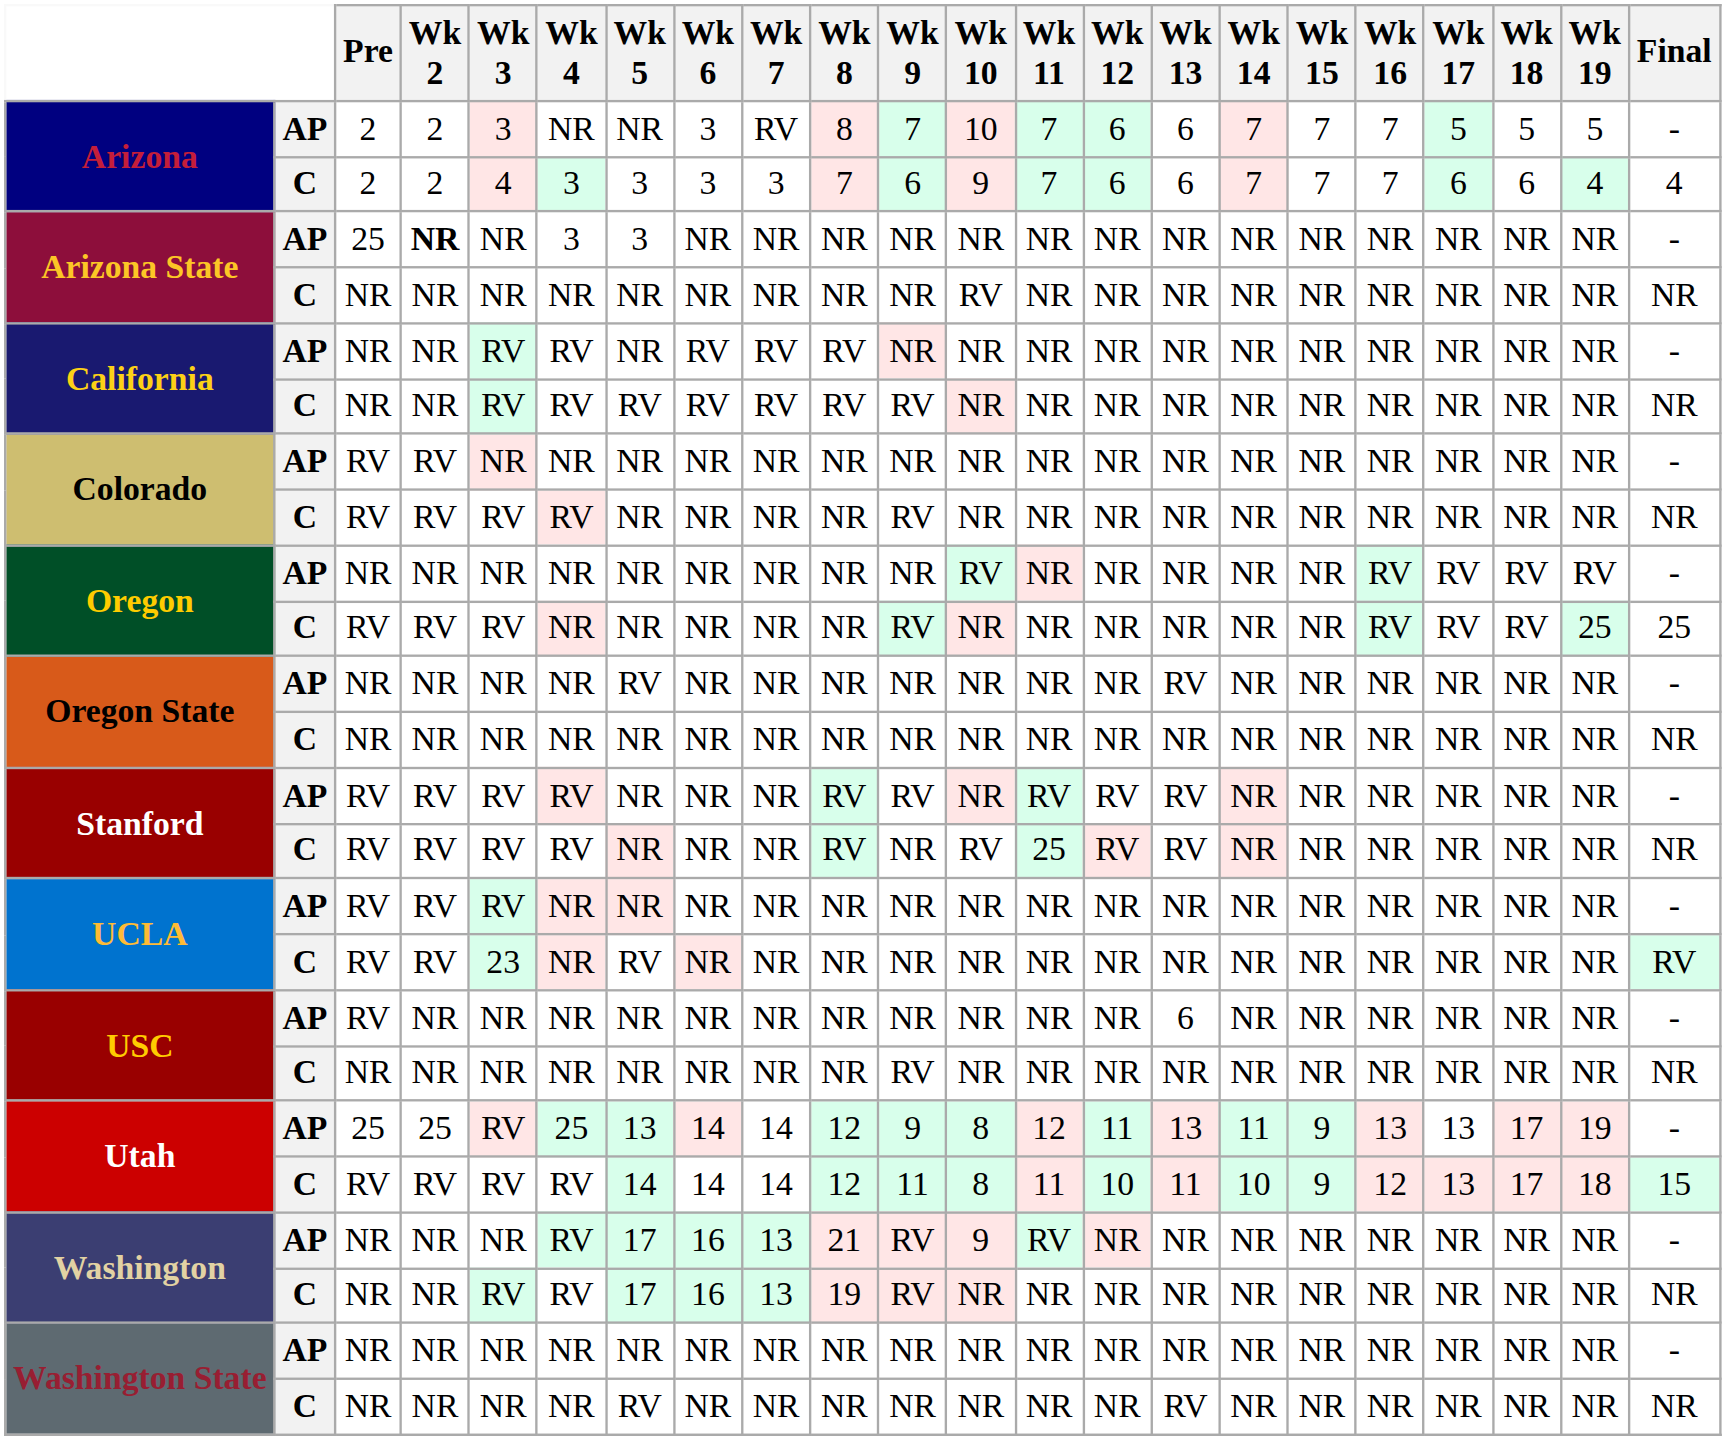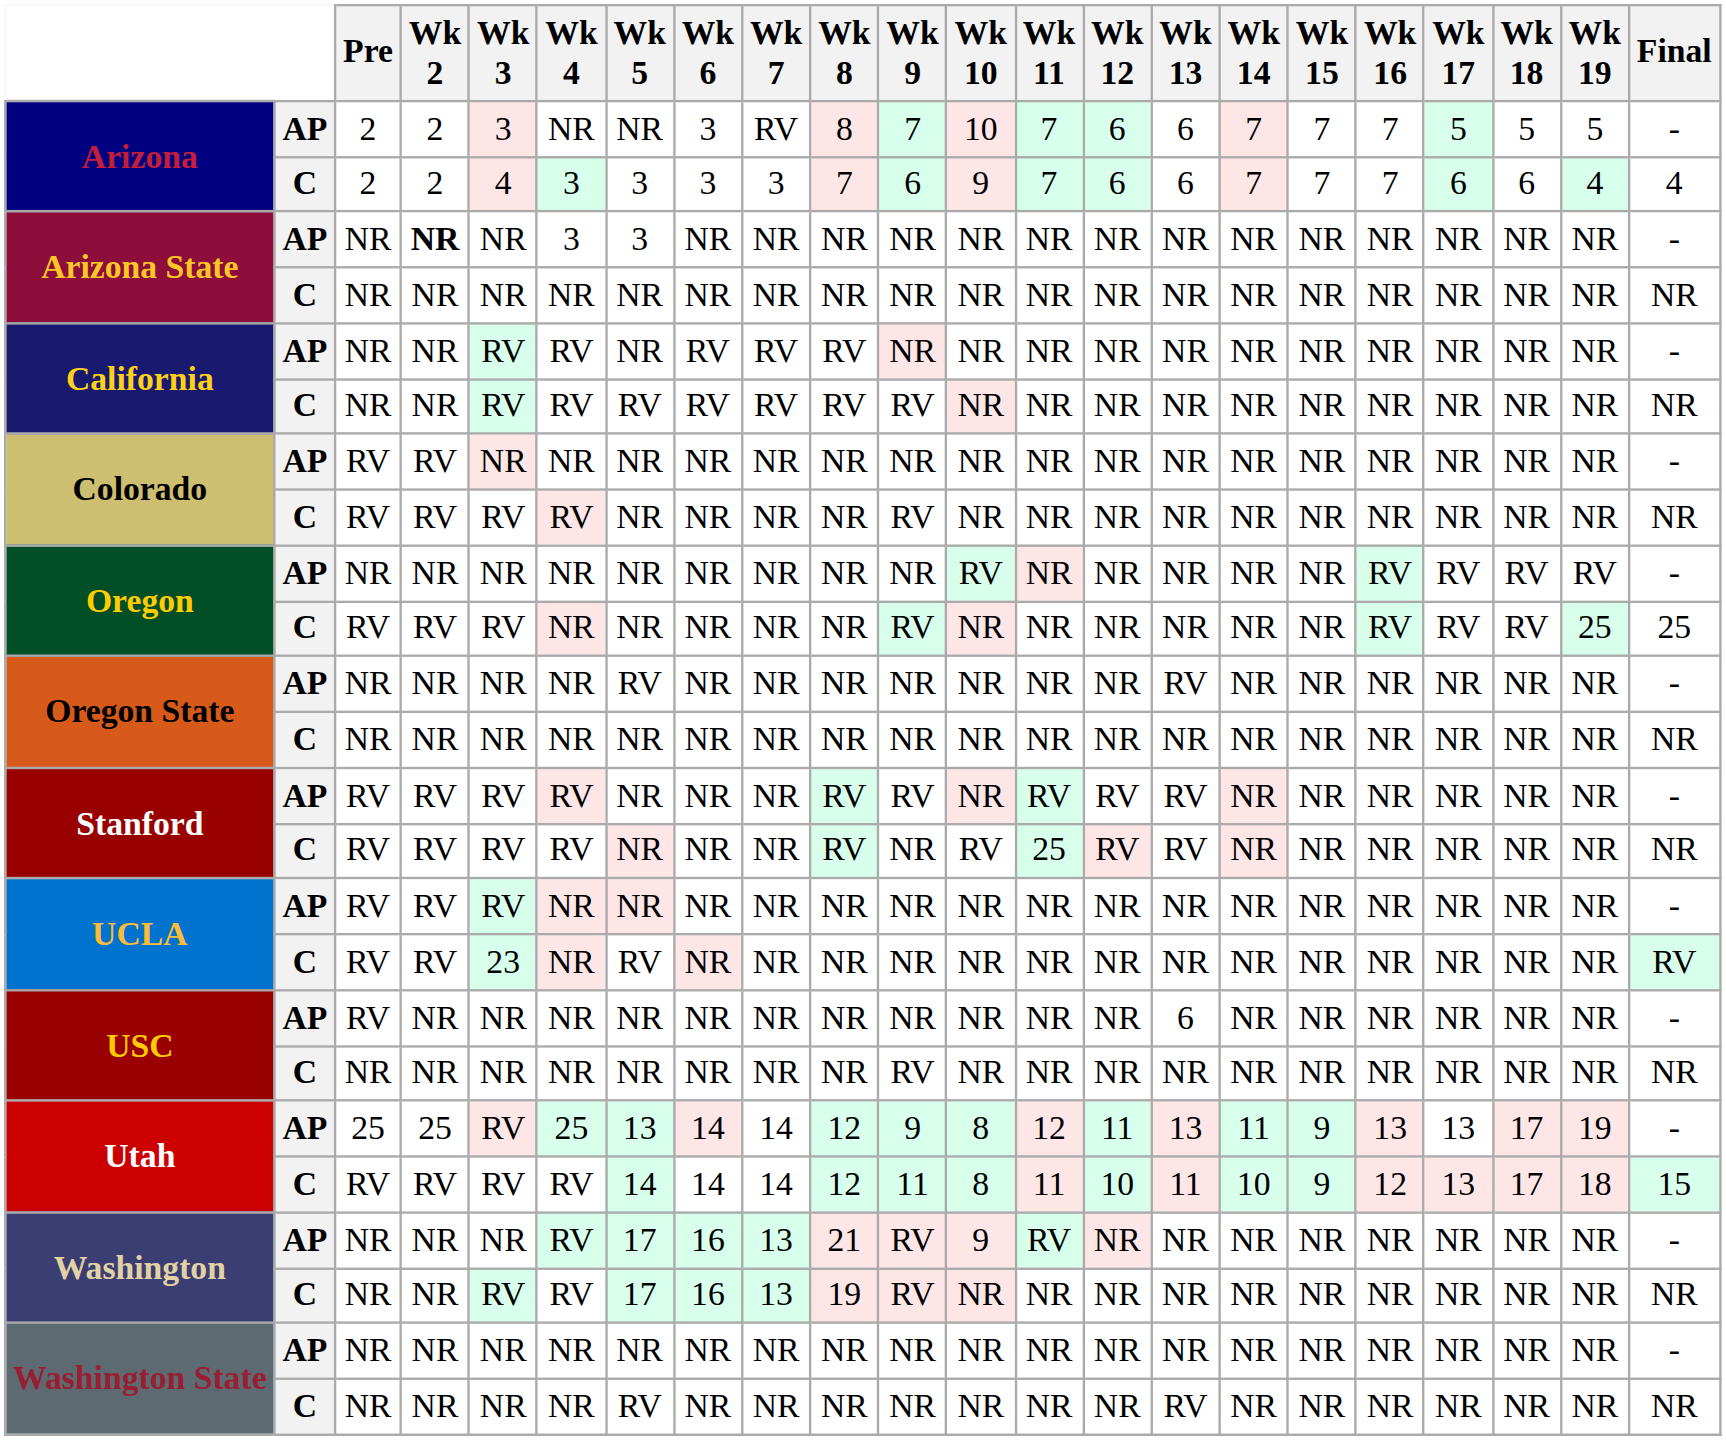(368, 239) 25 -> (368, 239) NR
(981, 294) RV -> (981, 294) NR
